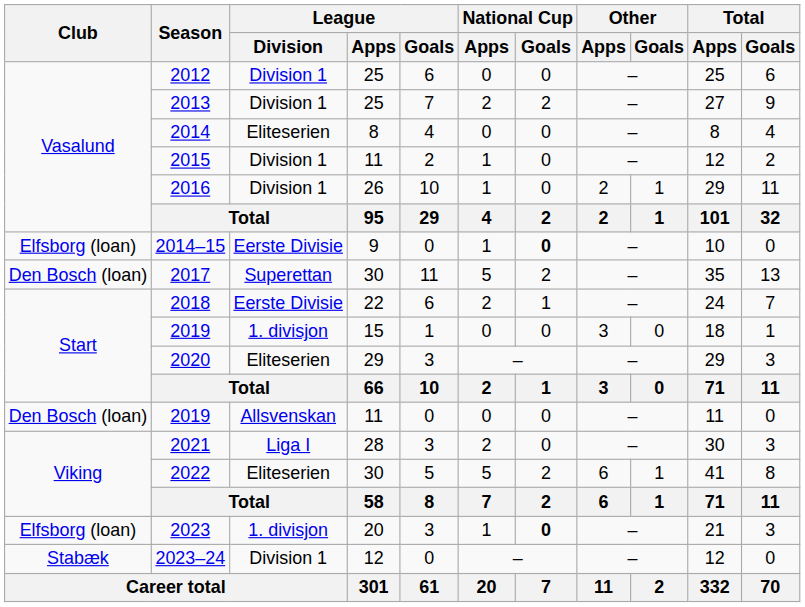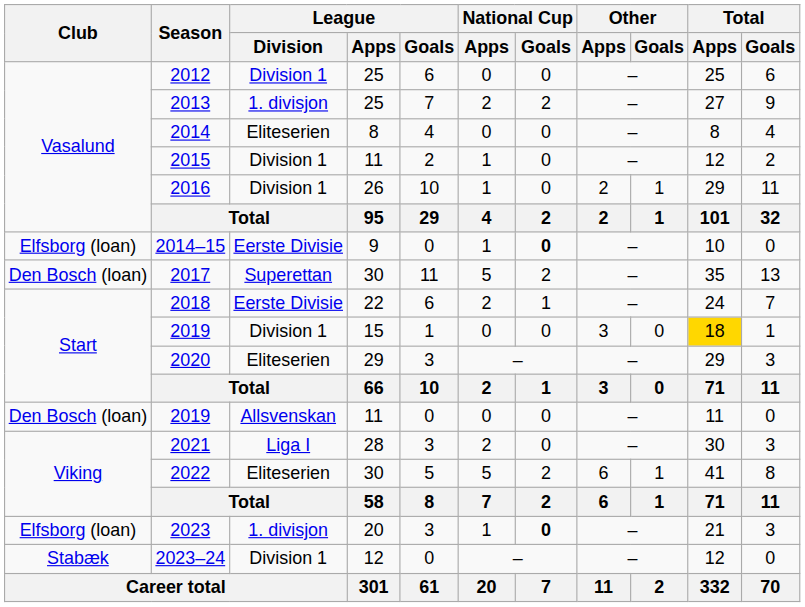(288, 103) Division 1 -> (288, 103) 1. divisjon
(288, 331) 1. divisjon -> (288, 331) Division 1
(715, 331) no background -> (715, 331) gold background
